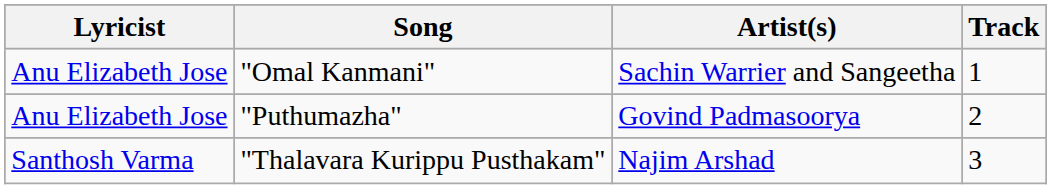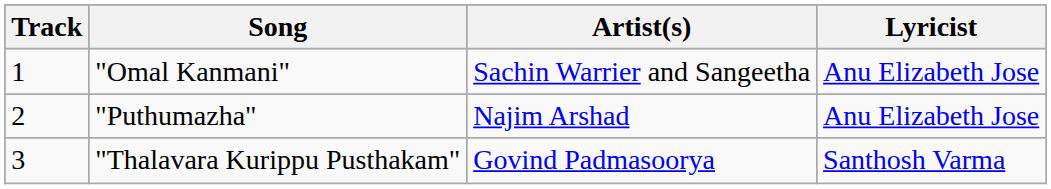columns swapped: (1004, 26) <-> (119, 26)
(739, 115) Govind Padmasoorya -> (551, 115) Najim Arshad
(696, 159) Najim Arshad -> (594, 159) Govind Padmasoorya
